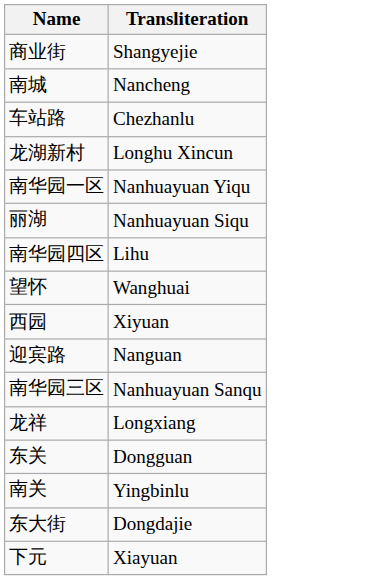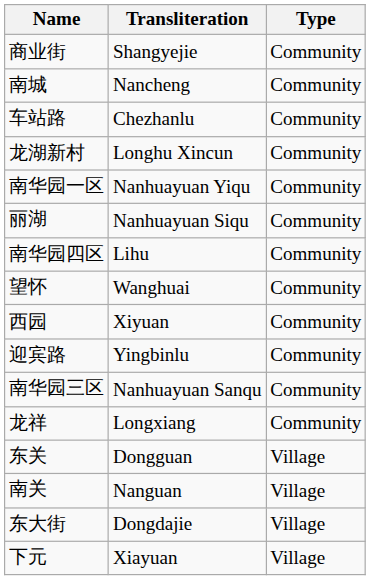+ column: (316, 19)
(147, 355) Nanguan -> (151, 355) Yingbinlu
(151, 490) Yingbinlu -> (147, 490) Nanguan
